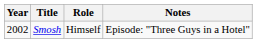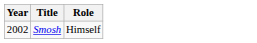- column: (178, 13)
